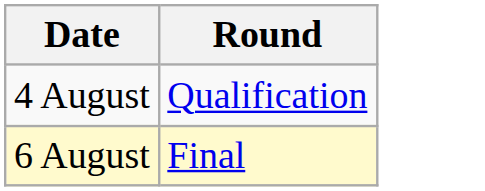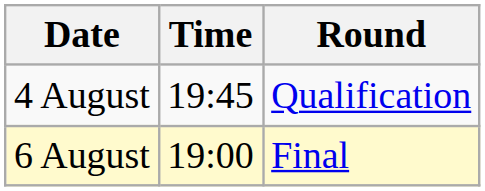+ column: (211, 34)
